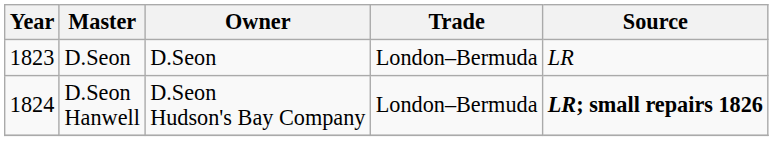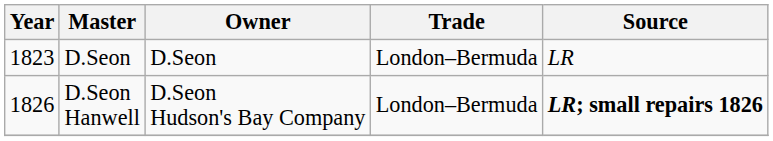(32, 105) 1824 -> (32, 105) 1826
